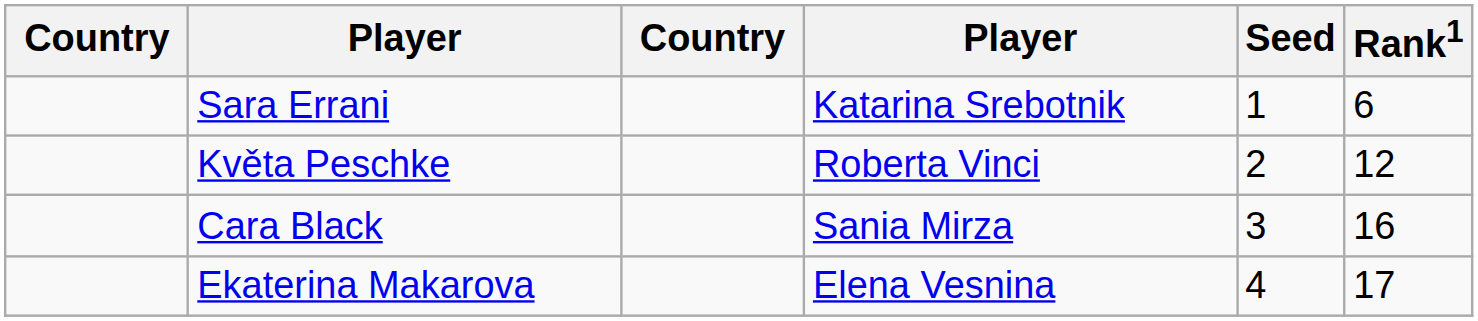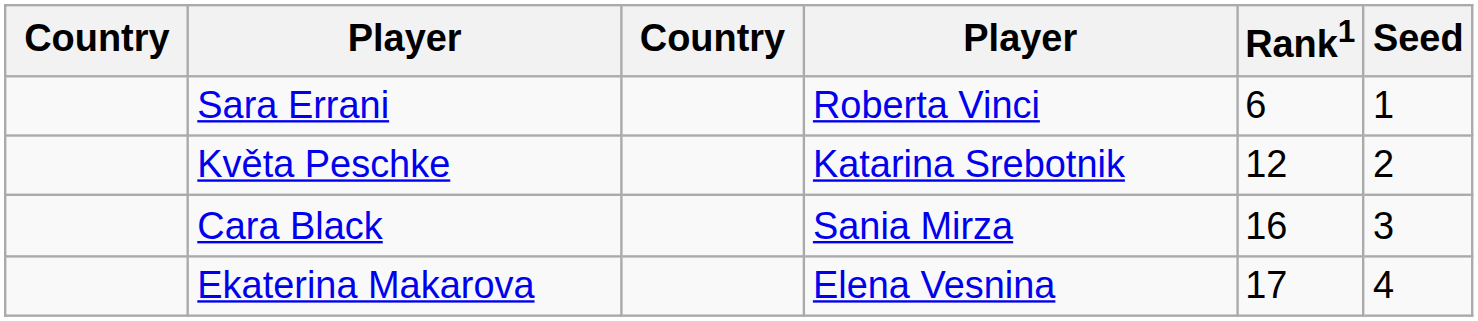columns swapped: (1408, 39) <-> (1290, 39)
(969, 104) Katarina Srebotnik -> (926, 104) Roberta Vinci
(926, 165) Roberta Vinci -> (969, 165) Katarina Srebotnik
